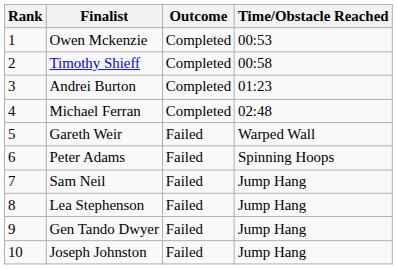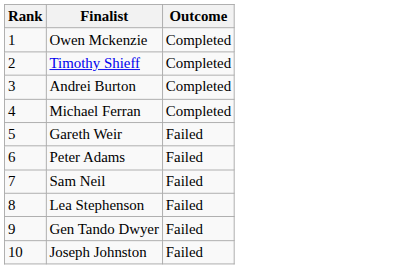- column: (313, 16)
